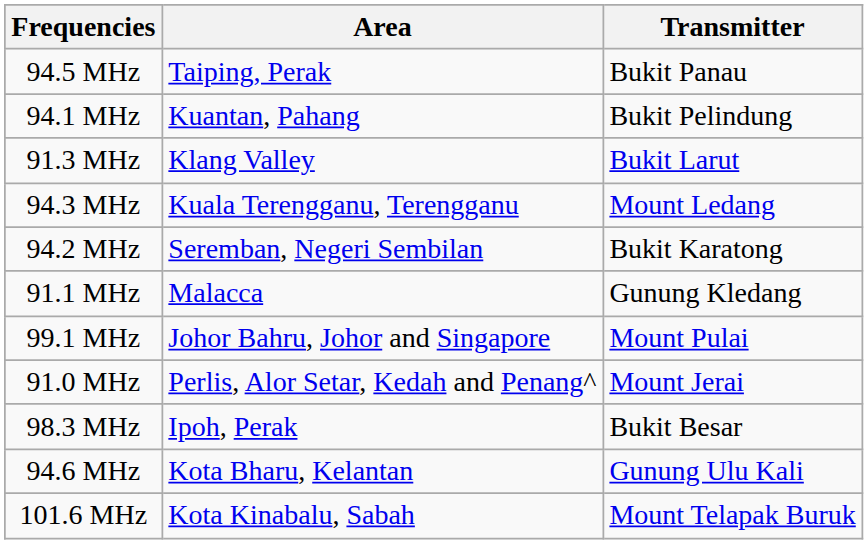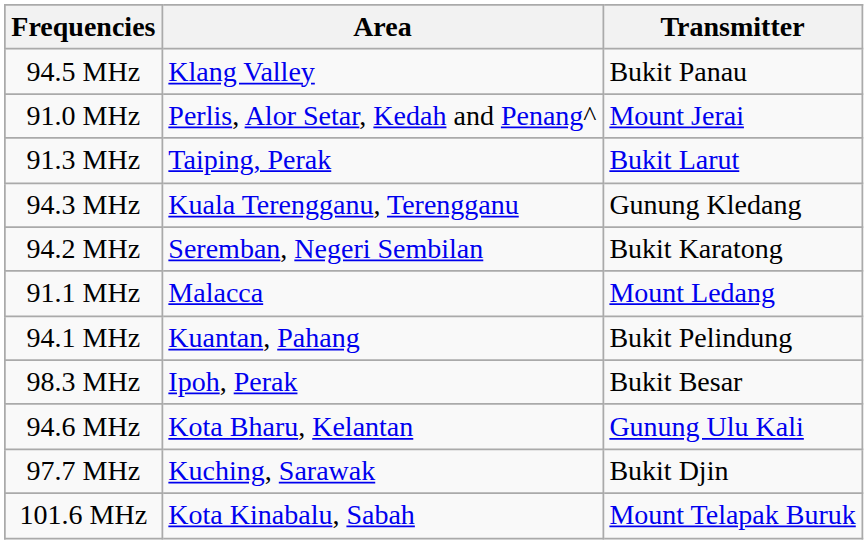(250, 71) Taiping, Perak -> (242, 71) Klang Valley
rows swapped: (83, 381) <-> (83, 115)
(242, 159) Klang Valley -> (250, 159) Taiping, Perak
(692, 204) Mount Ledang -> (705, 204) Gunung Kledang
(705, 293) Gunung Kledang -> (692, 293) Mount Ledang
- row: (83, 337)
+ row: (83, 470)
